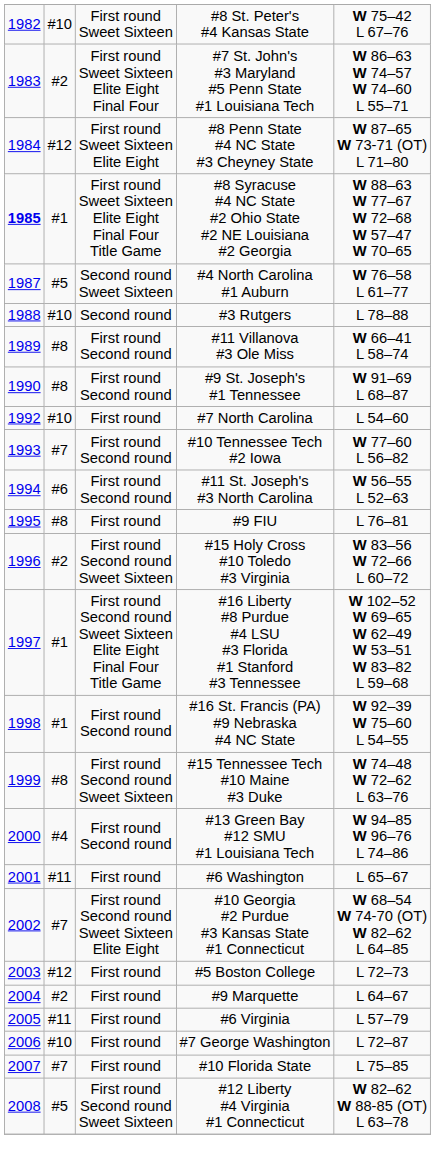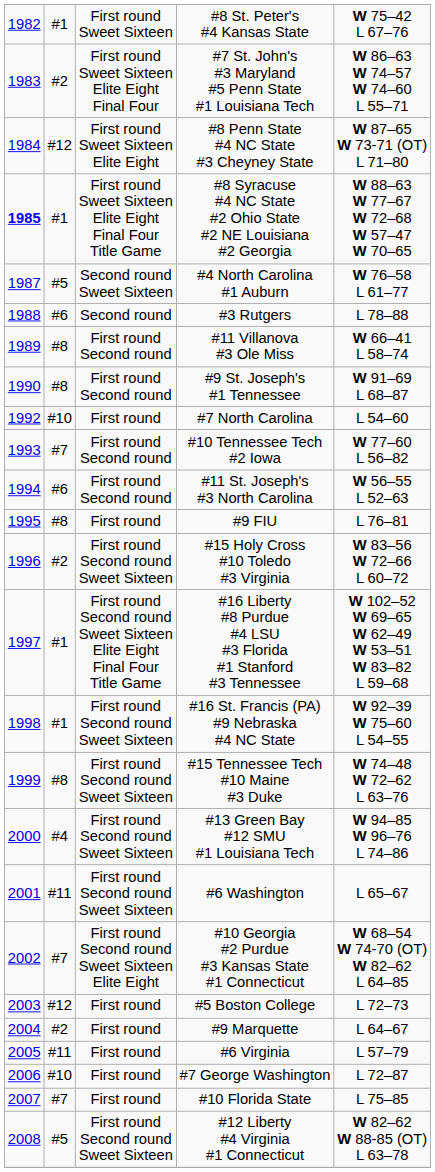(60, 24) #10 -> (60, 24) #1
(60, 315) #10 -> (60, 315) #6
(126, 723) First round Second round -> (126, 723) First round Second round Sweet Sixteen
(126, 836) First round Second round -> (126, 836) First round Second round Sweet Sixteen
(126, 876) First round -> (126, 893) First round Second round Sweet Sixteen
